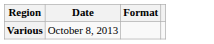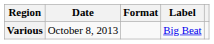+ column: (182, 13)
